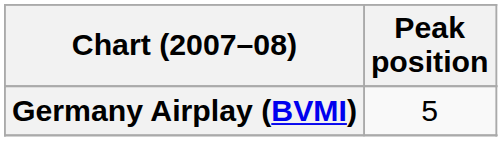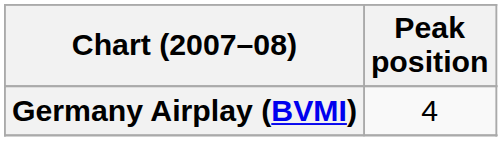(430, 110) 5 -> (430, 110) 4
